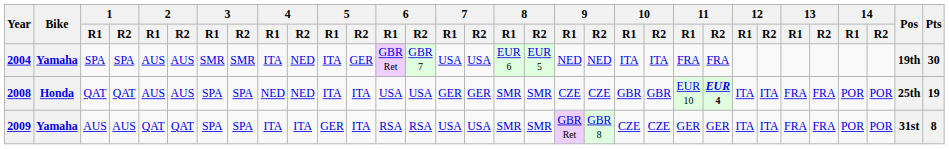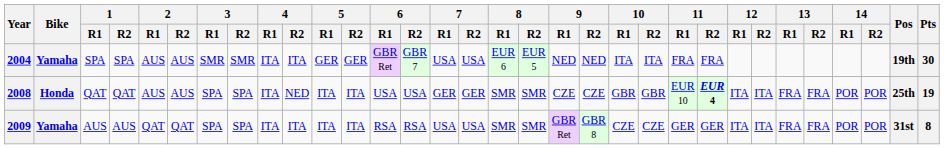(303, 60) NED -> (297, 60) ITA
(332, 60) ITA -> (327, 60) GER
(273, 93) NED -> (270, 93) ITA
(332, 127) GER -> (327, 127) ITA
